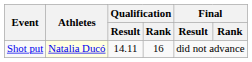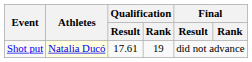(126, 49) 14.11 -> (126, 49) 17.61
(158, 49) 16 -> (158, 49) 19
